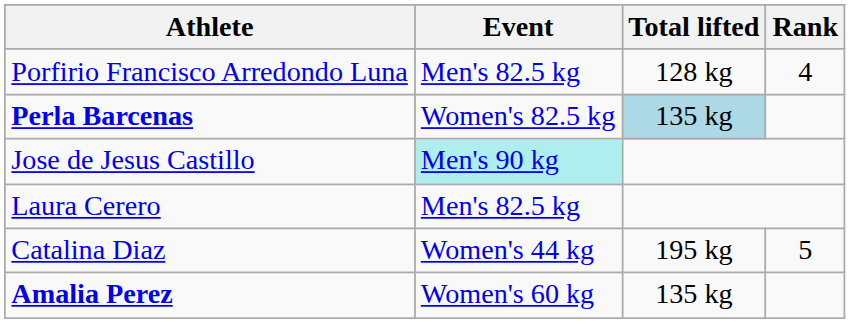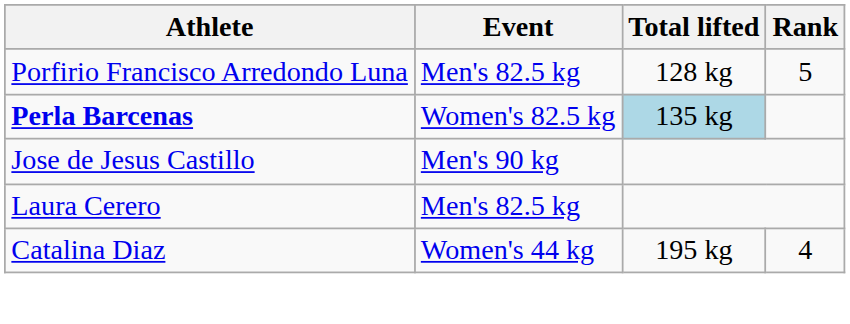(805, 71) 4 -> (805, 71) 5
(490, 160) paleturquoise background -> (490, 160) no background
(805, 250) 5 -> (805, 250) 4
- row: (92, 294)
